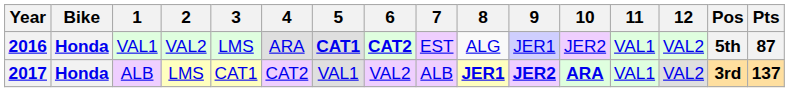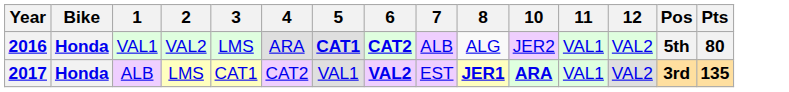- column: (534, 18)
(437, 45) EST -> (437, 45) ALB
(766, 45) 87 -> (715, 45) 80
(390, 73) normal -> (390, 73) bold
(437, 73) ALB -> (437, 73) EST
(766, 73) 137 -> (715, 73) 135
